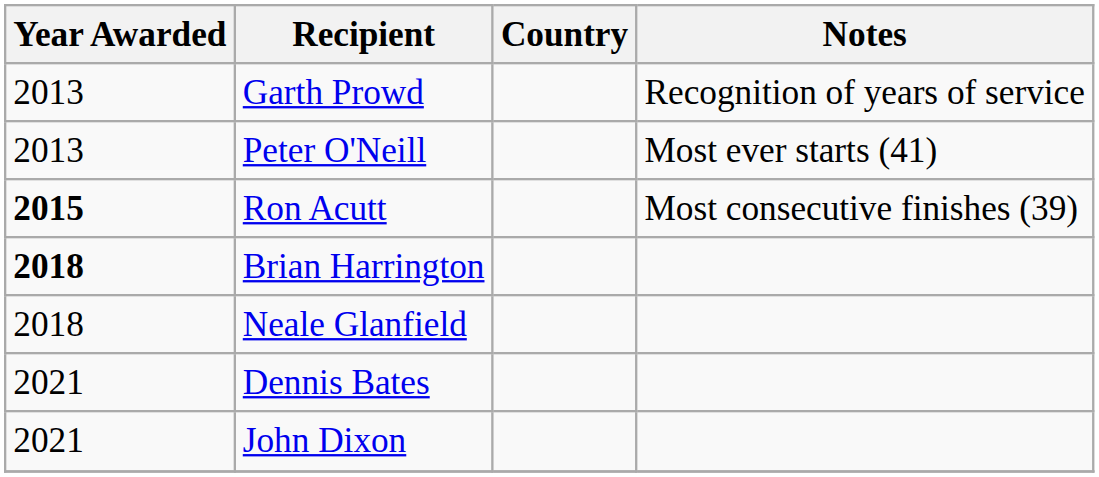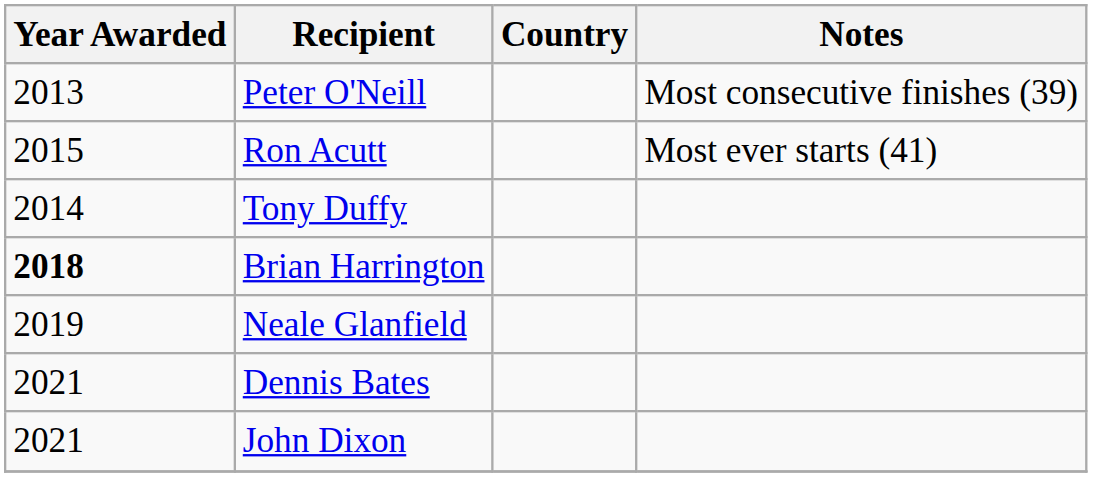- row: (333, 91)
(791, 150) Most ever starts (41) -> (861, 91) Most consecutive finishes (39)
(49, 208) bold -> (49, 150) normal
(861, 208) Most consecutive finishes (39) -> (791, 150) Most ever starts (41)
+ row: (325, 208)
(49, 324) 2018 -> (49, 324) 2019
